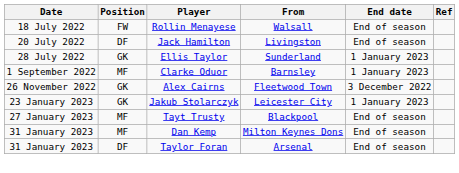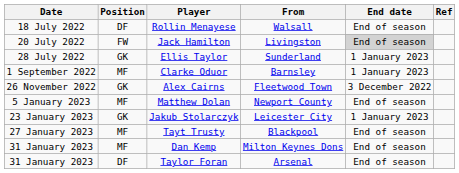(123, 27) FW -> (123, 27) DF
(123, 42) DF -> (123, 42) FW
(390, 42) no background -> (390, 42) lightgrey background
+ row: (194, 102)
